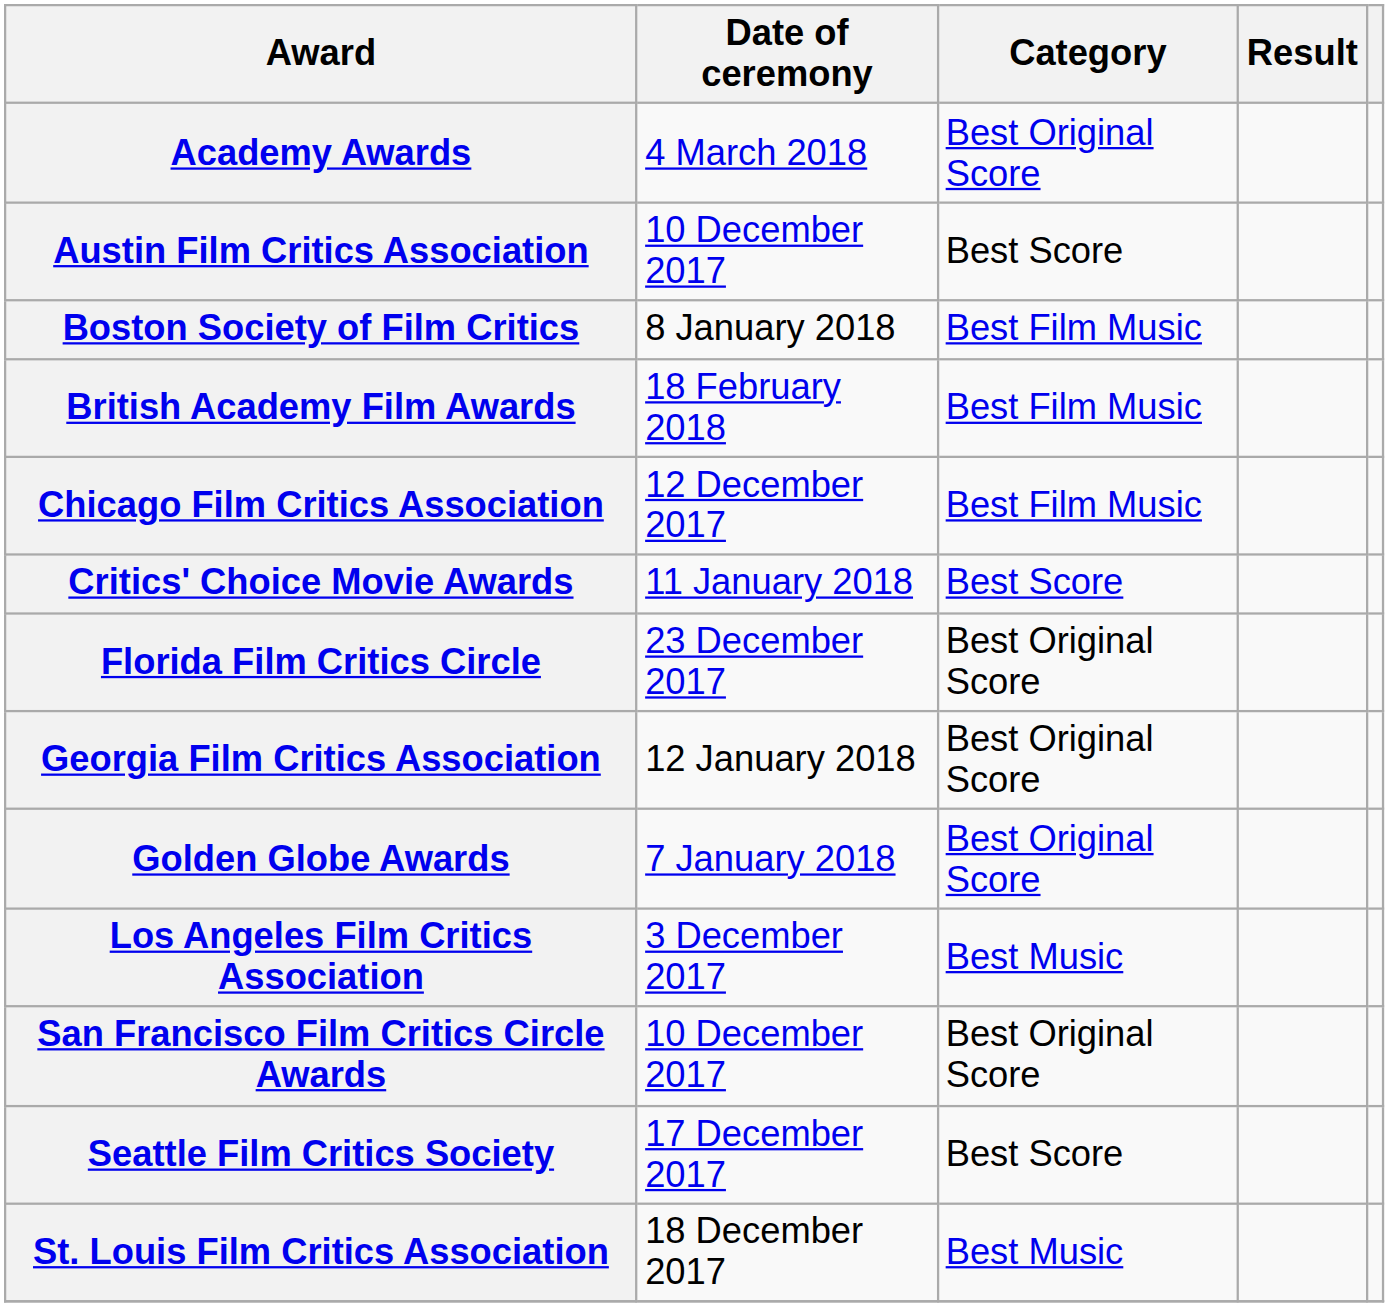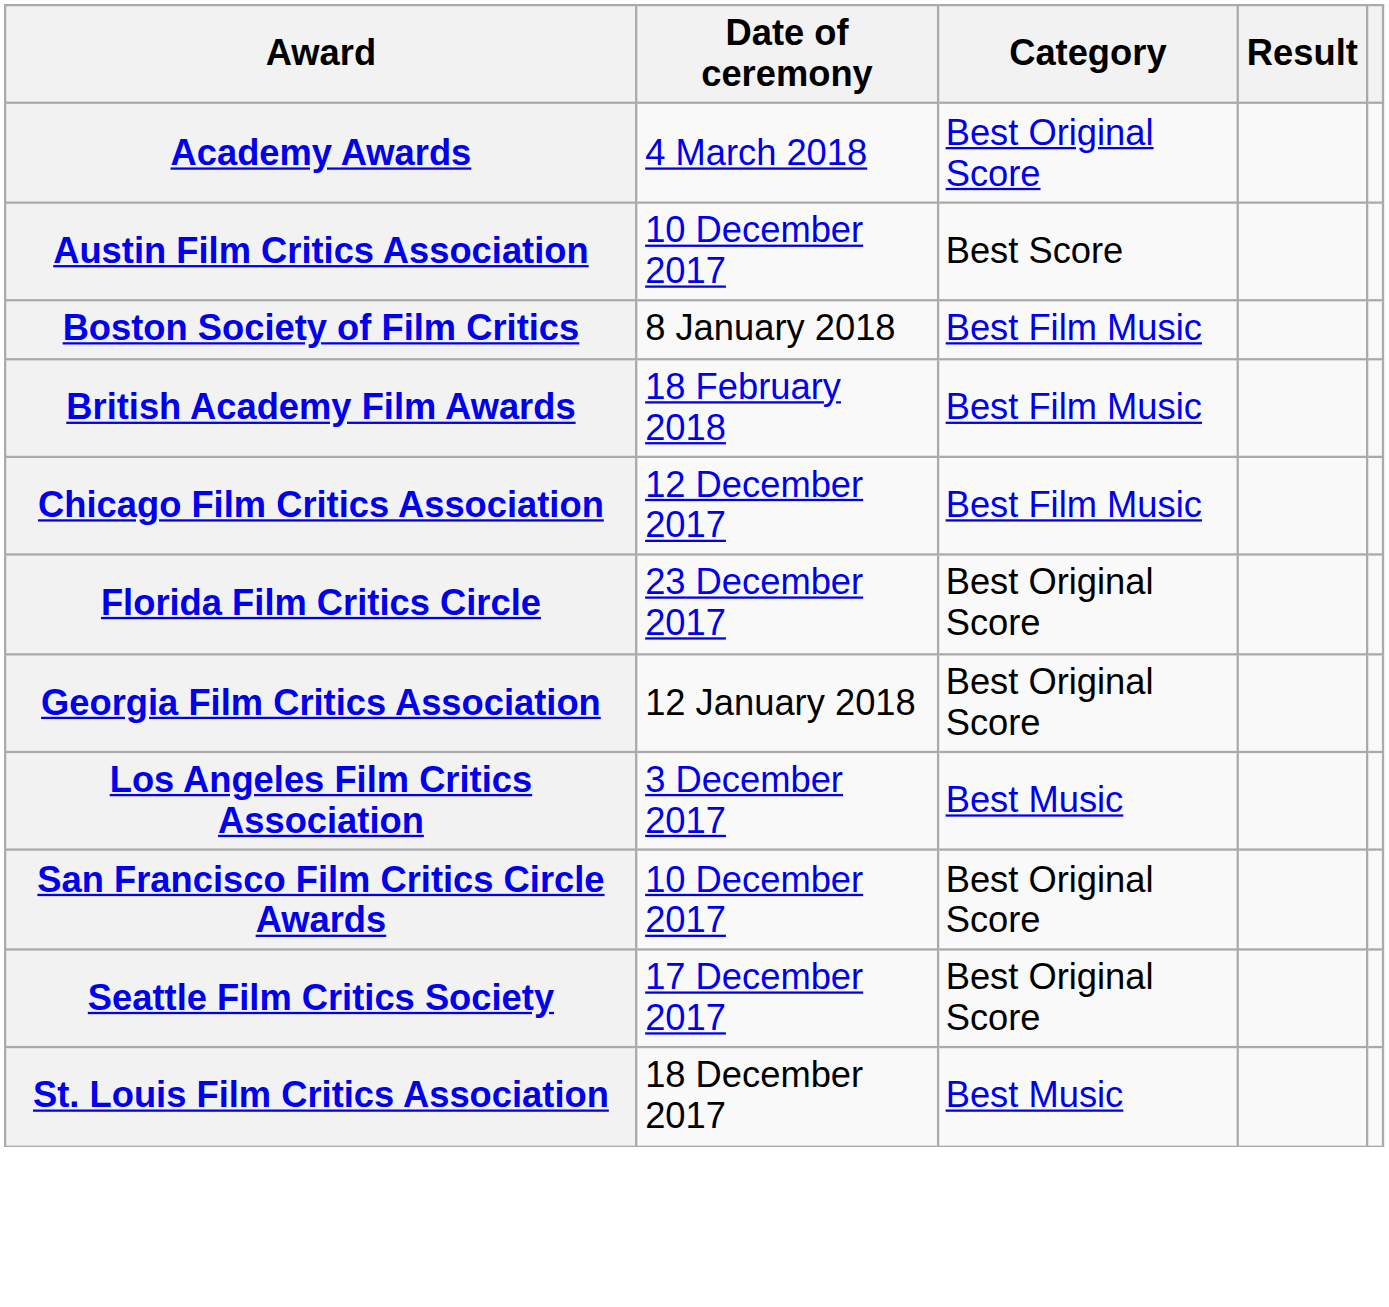- row: (321, 583)
- row: (321, 858)
(1034, 1153) Best Score -> (1050, 997) Best Original Score
